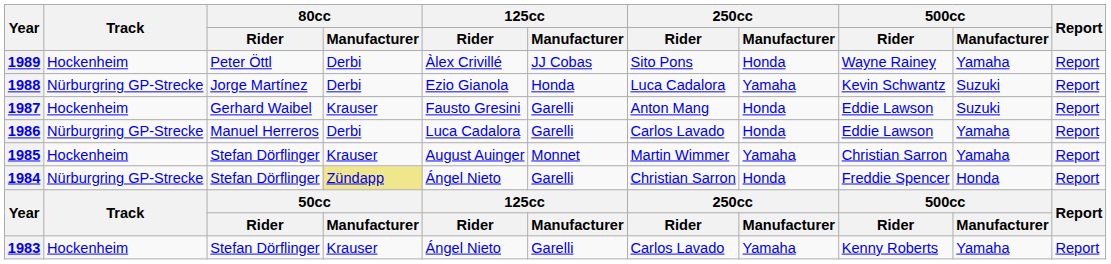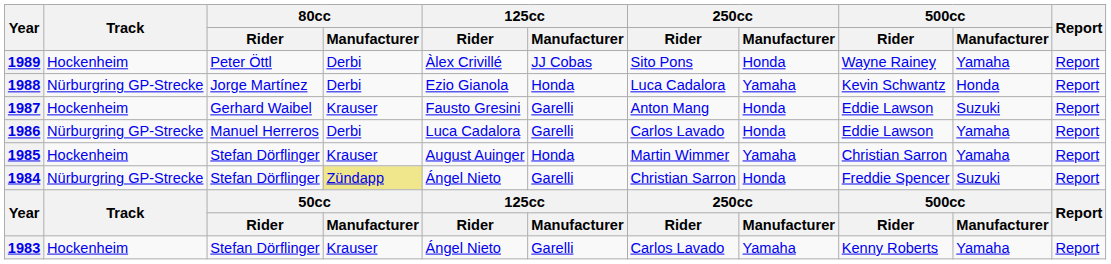(978, 86) Suzuki -> (978, 86) Honda
(556, 155) Monnet -> (553, 155) Honda
(978, 178) Honda -> (978, 178) Suzuki
